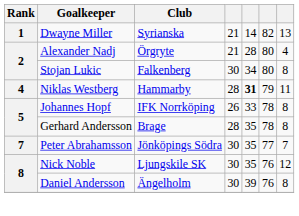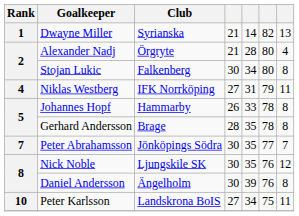(164, 88) Hammarby -> (176, 88) IFK Norrköping
(233, 88) 28 -> (233, 88) 27
(251, 88) bold -> (251, 88) normal
(176, 107) IFK Norrköping -> (164, 107) Hammarby
+ row: (75, 201)
